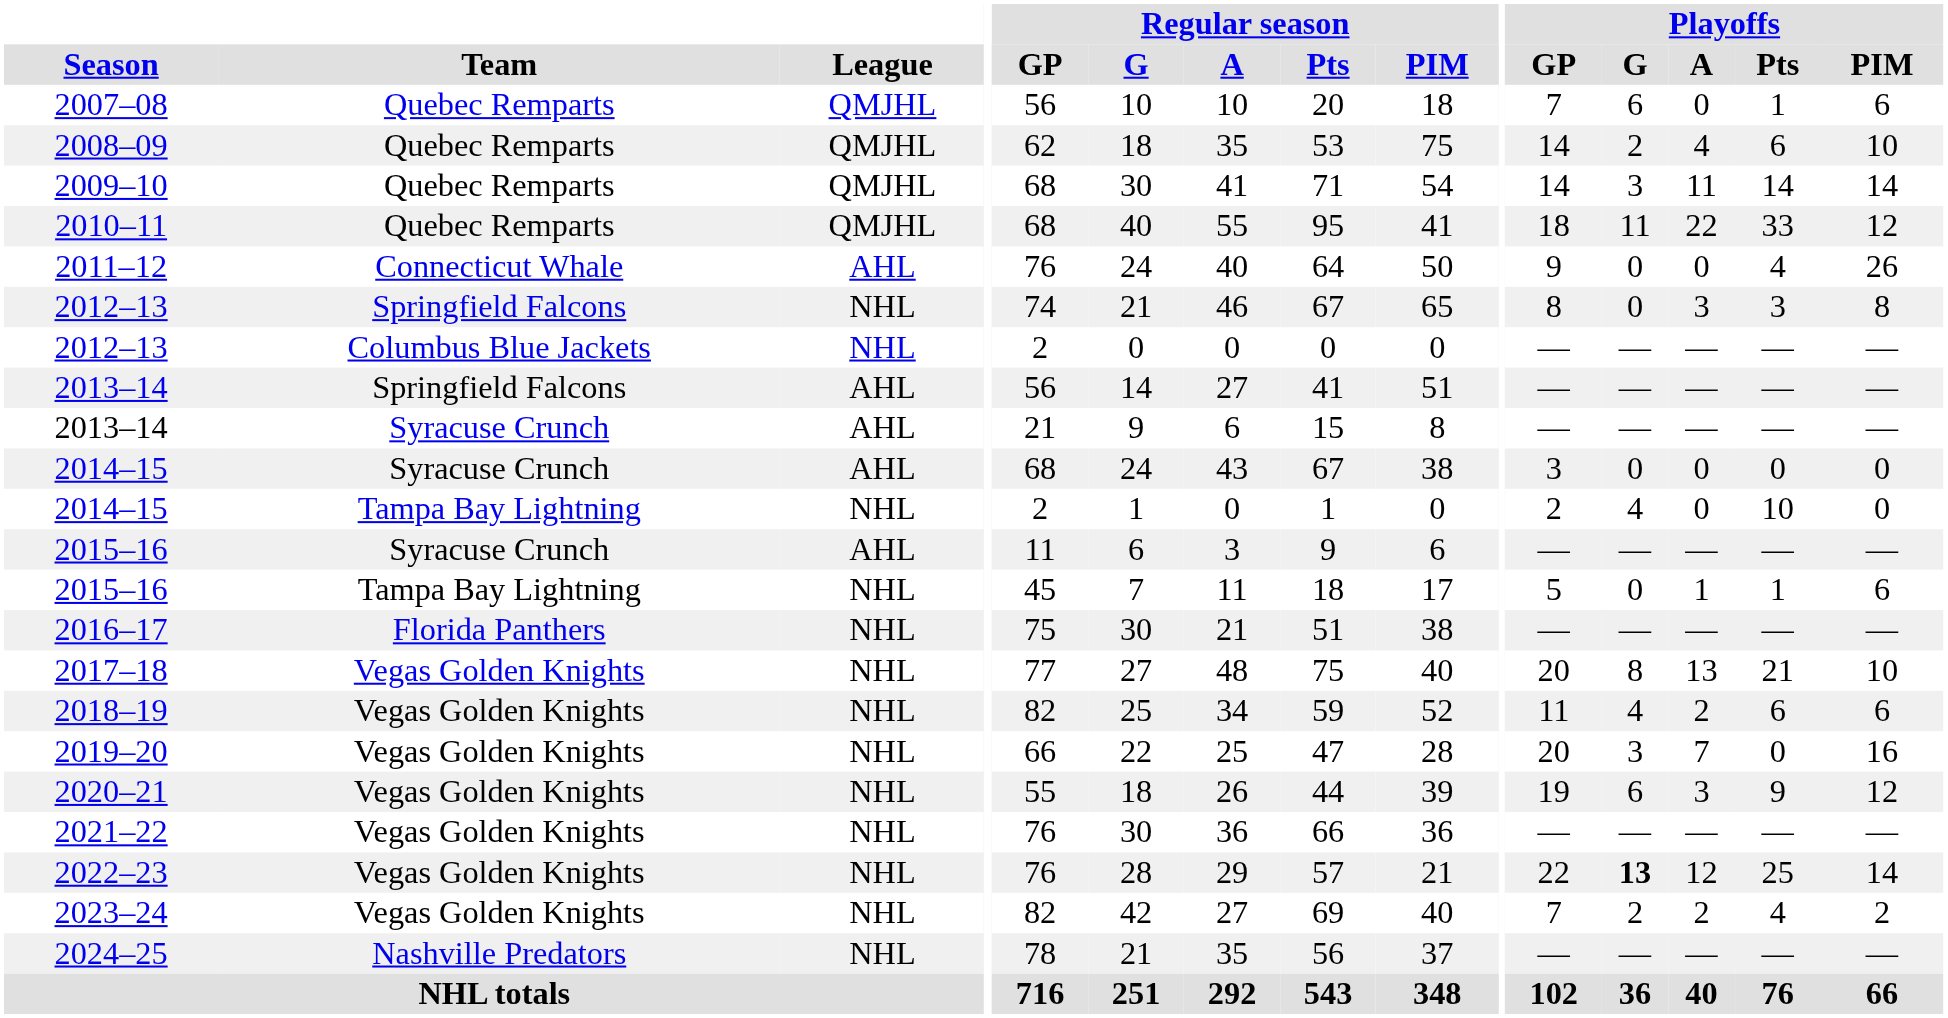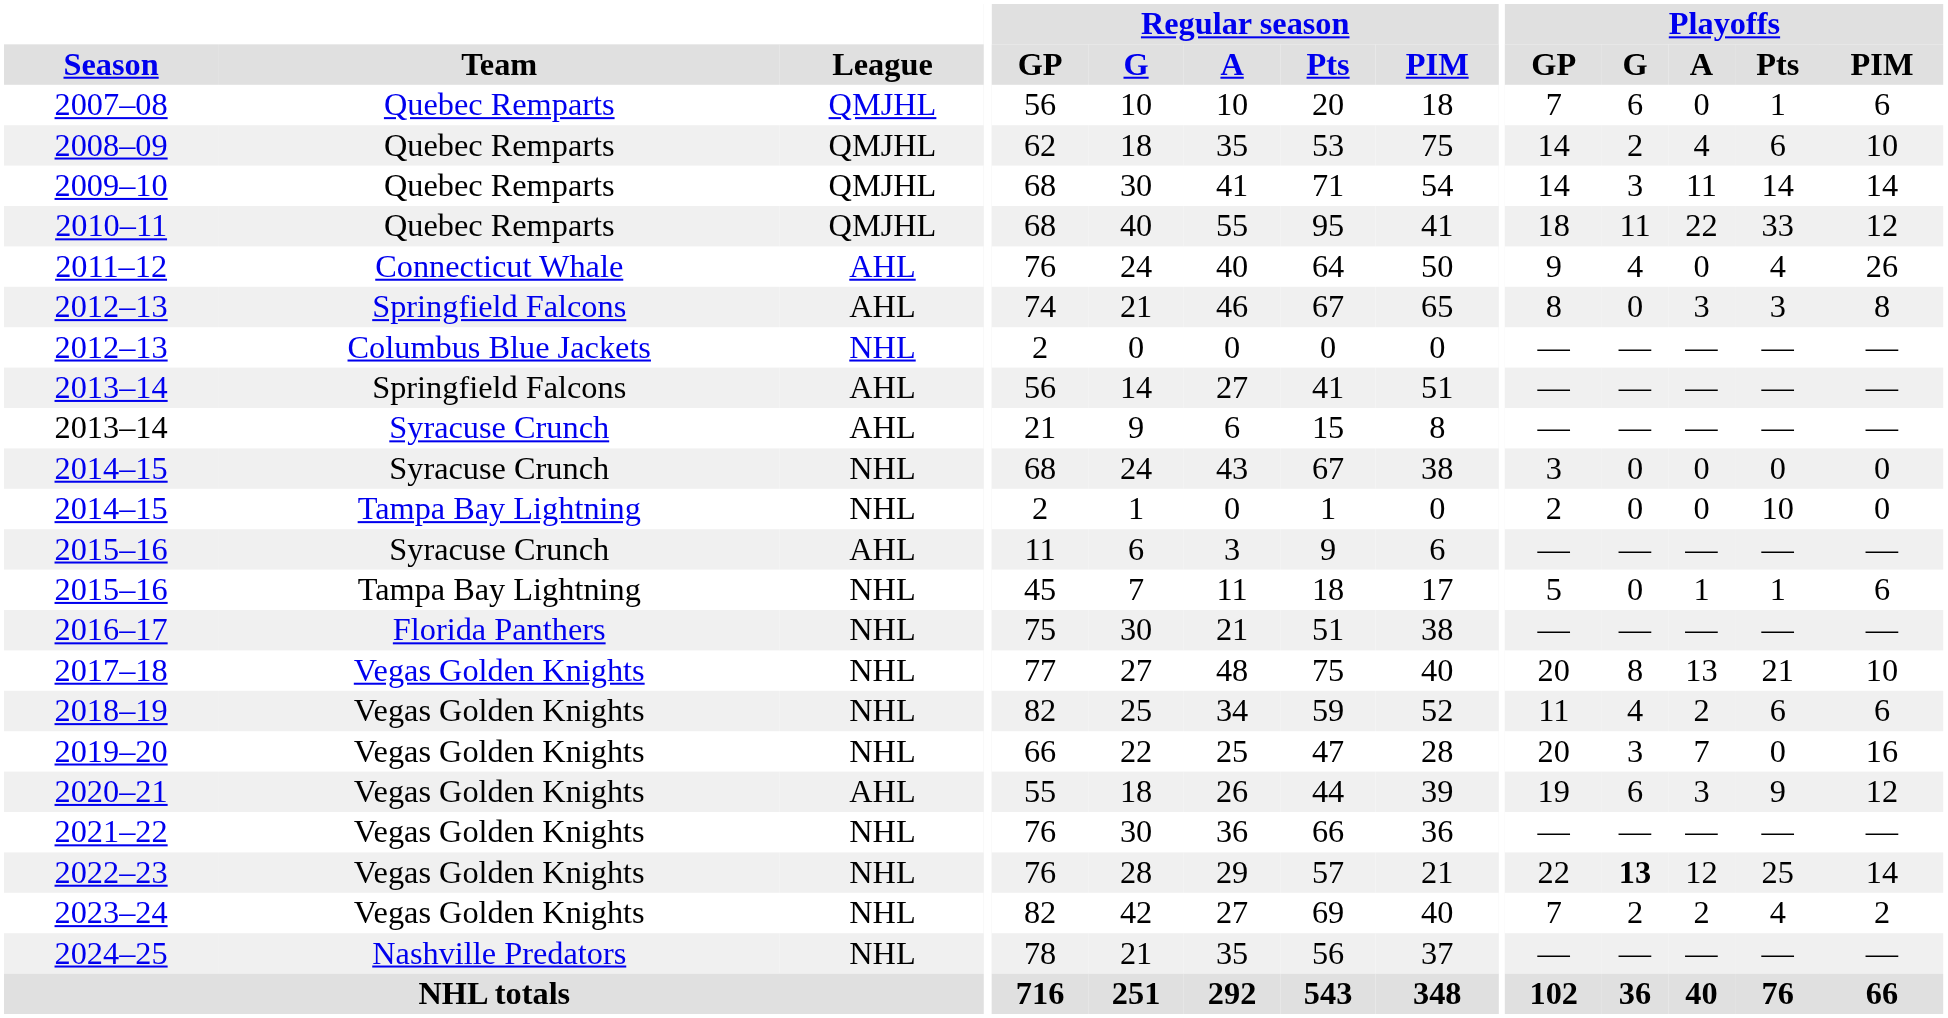(1635, 266) 0 -> (1635, 266) 4
(882, 306) NHL -> (882, 306) AHL
(882, 468) AHL -> (882, 468) NHL
(1635, 508) 4 -> (1635, 508) 0
(882, 791) NHL -> (882, 791) AHL
